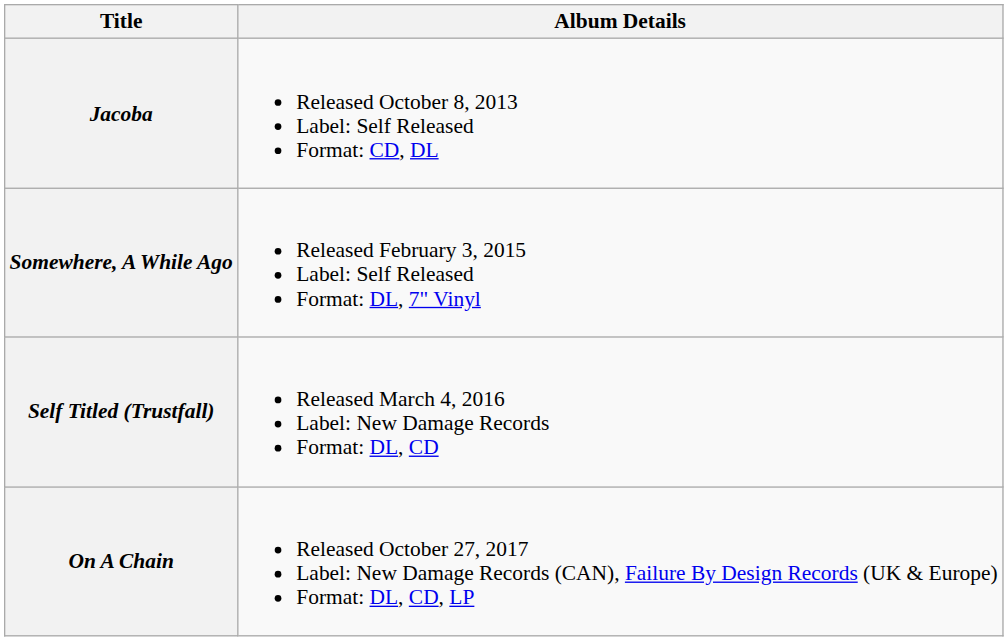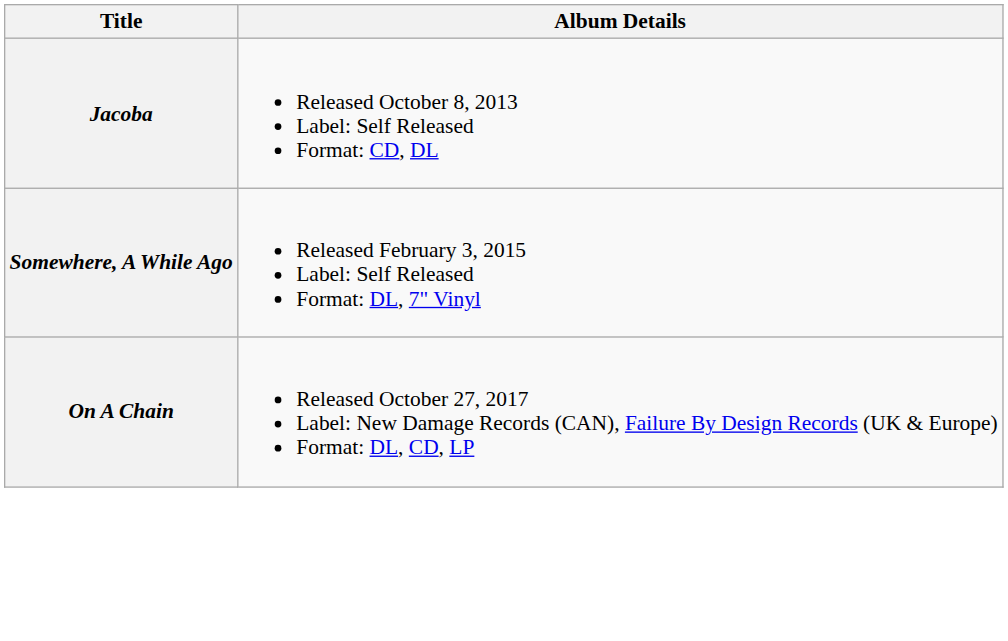- row: (121, 411)
